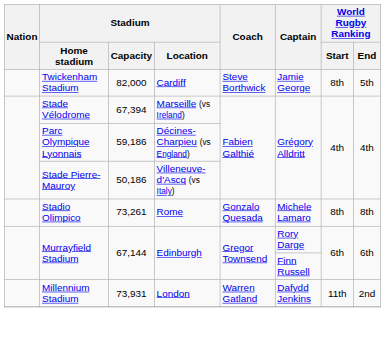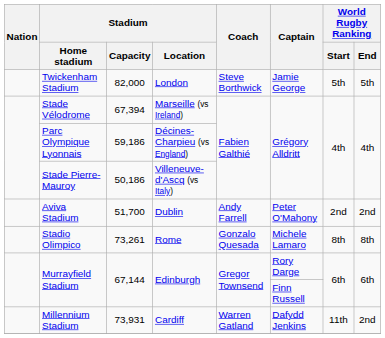(171, 82) Cardiff -> (172, 82) London
(337, 82) 8th -> (338, 82) 5th
+ row: (60, 212)
(173, 293) London -> (169, 320) Cardiff
